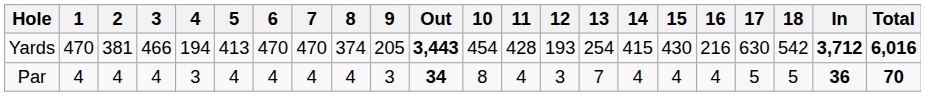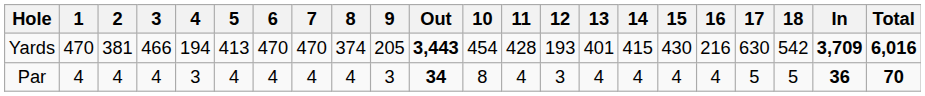(599, 47) 254 -> (599, 47) 401
(840, 47) 3,712 -> (840, 47) 3,709
(599, 76) 7 -> (599, 76) 4
